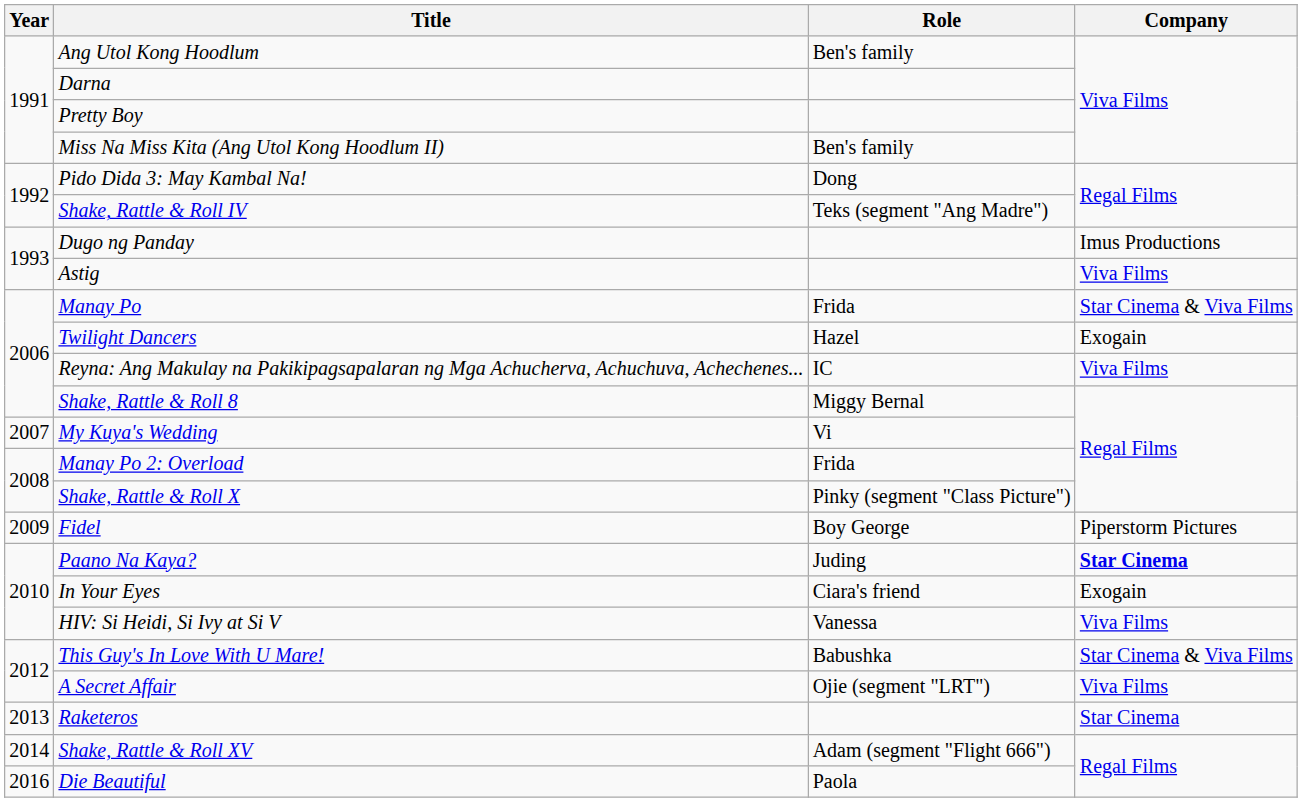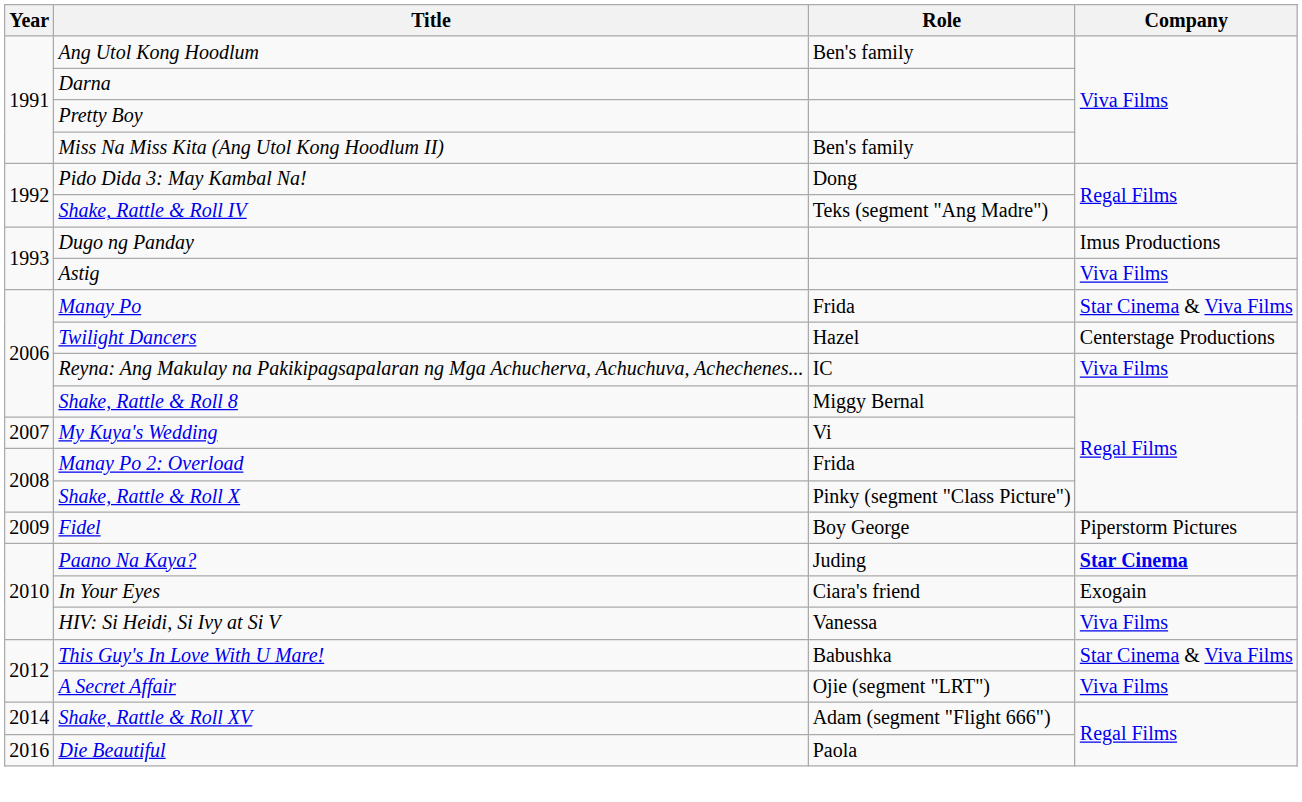(1113, 337) Exogain -> (1177, 337) Centerstage Productions
- row: (98, 718)
